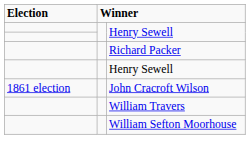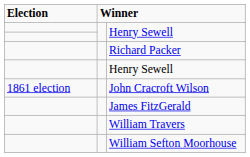+ row: (51, 106)
